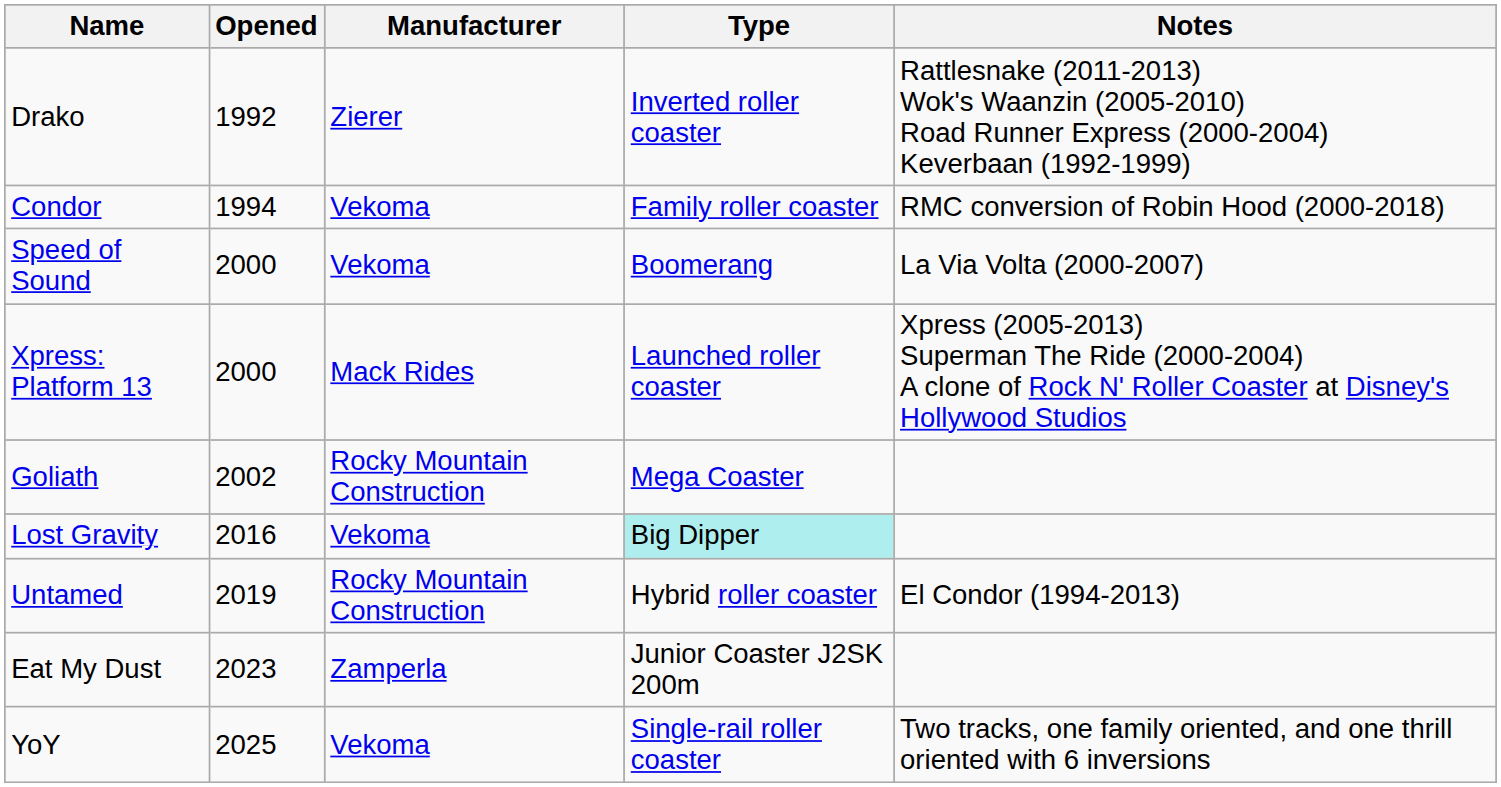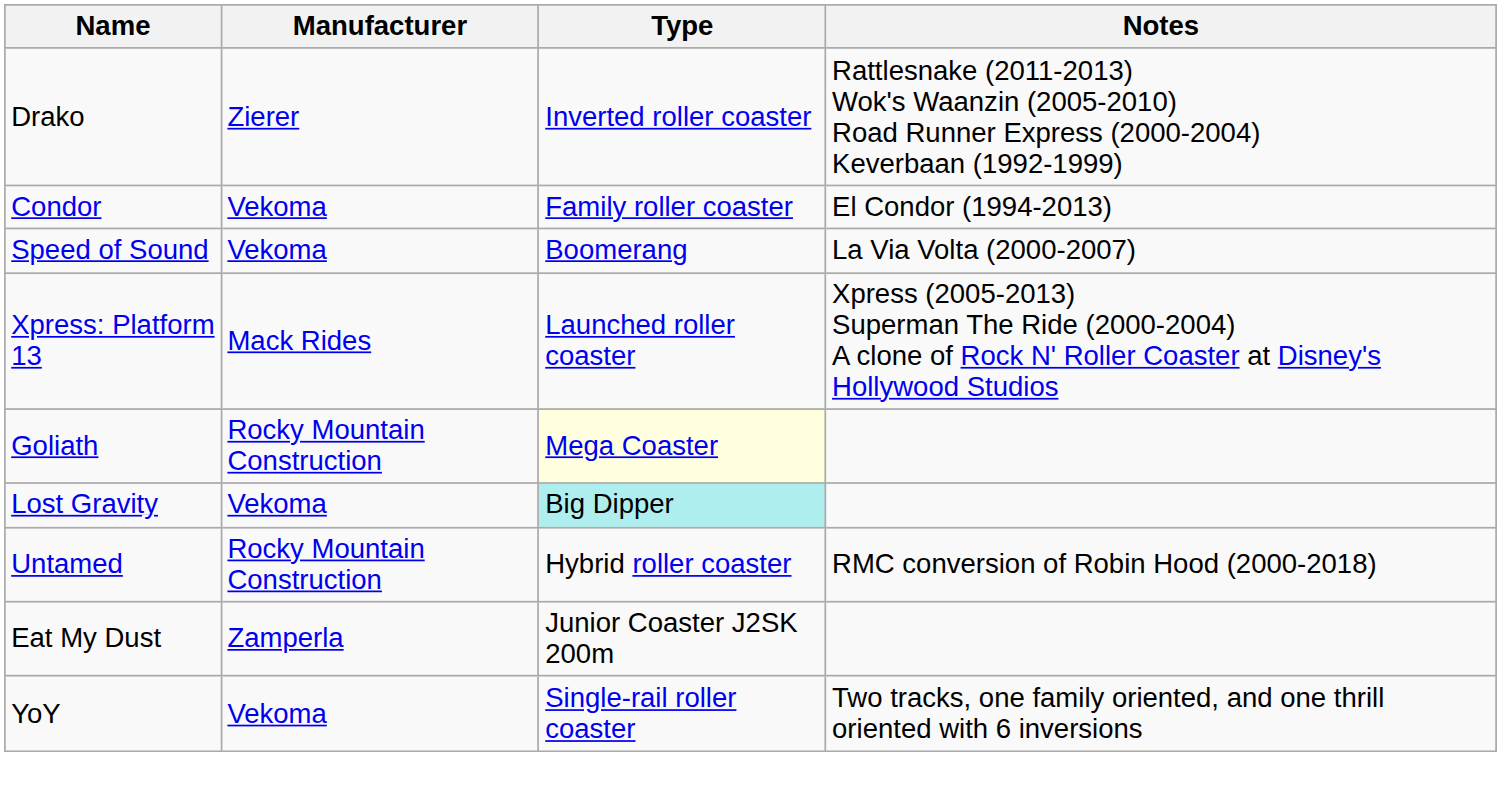- column: (266, 26)
(1172, 206) RMC conversion of Robin Hood (2000-2018) -> (972, 206) El Condor (1994-2013)
(717, 476) no background -> (632, 445) lightyellow background
(1040, 594) El Condor (1994-2013) -> (1104, 564) RMC conversion of Robin Hood (2000-2018)
